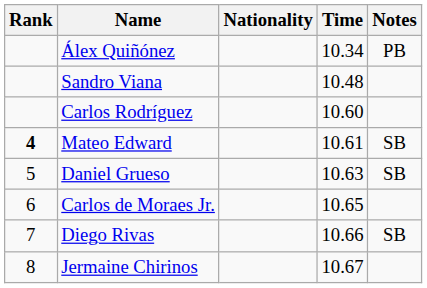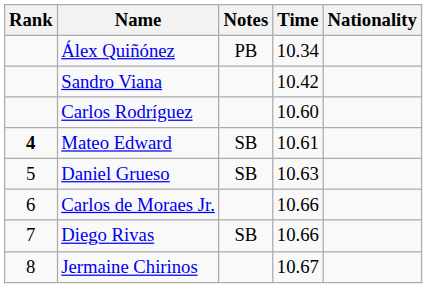columns swapped: (268, 20) <-> (395, 20)
(343, 81) 10.48 -> (298, 81) 10.42
(343, 205) 10.65 -> (298, 205) 10.66
